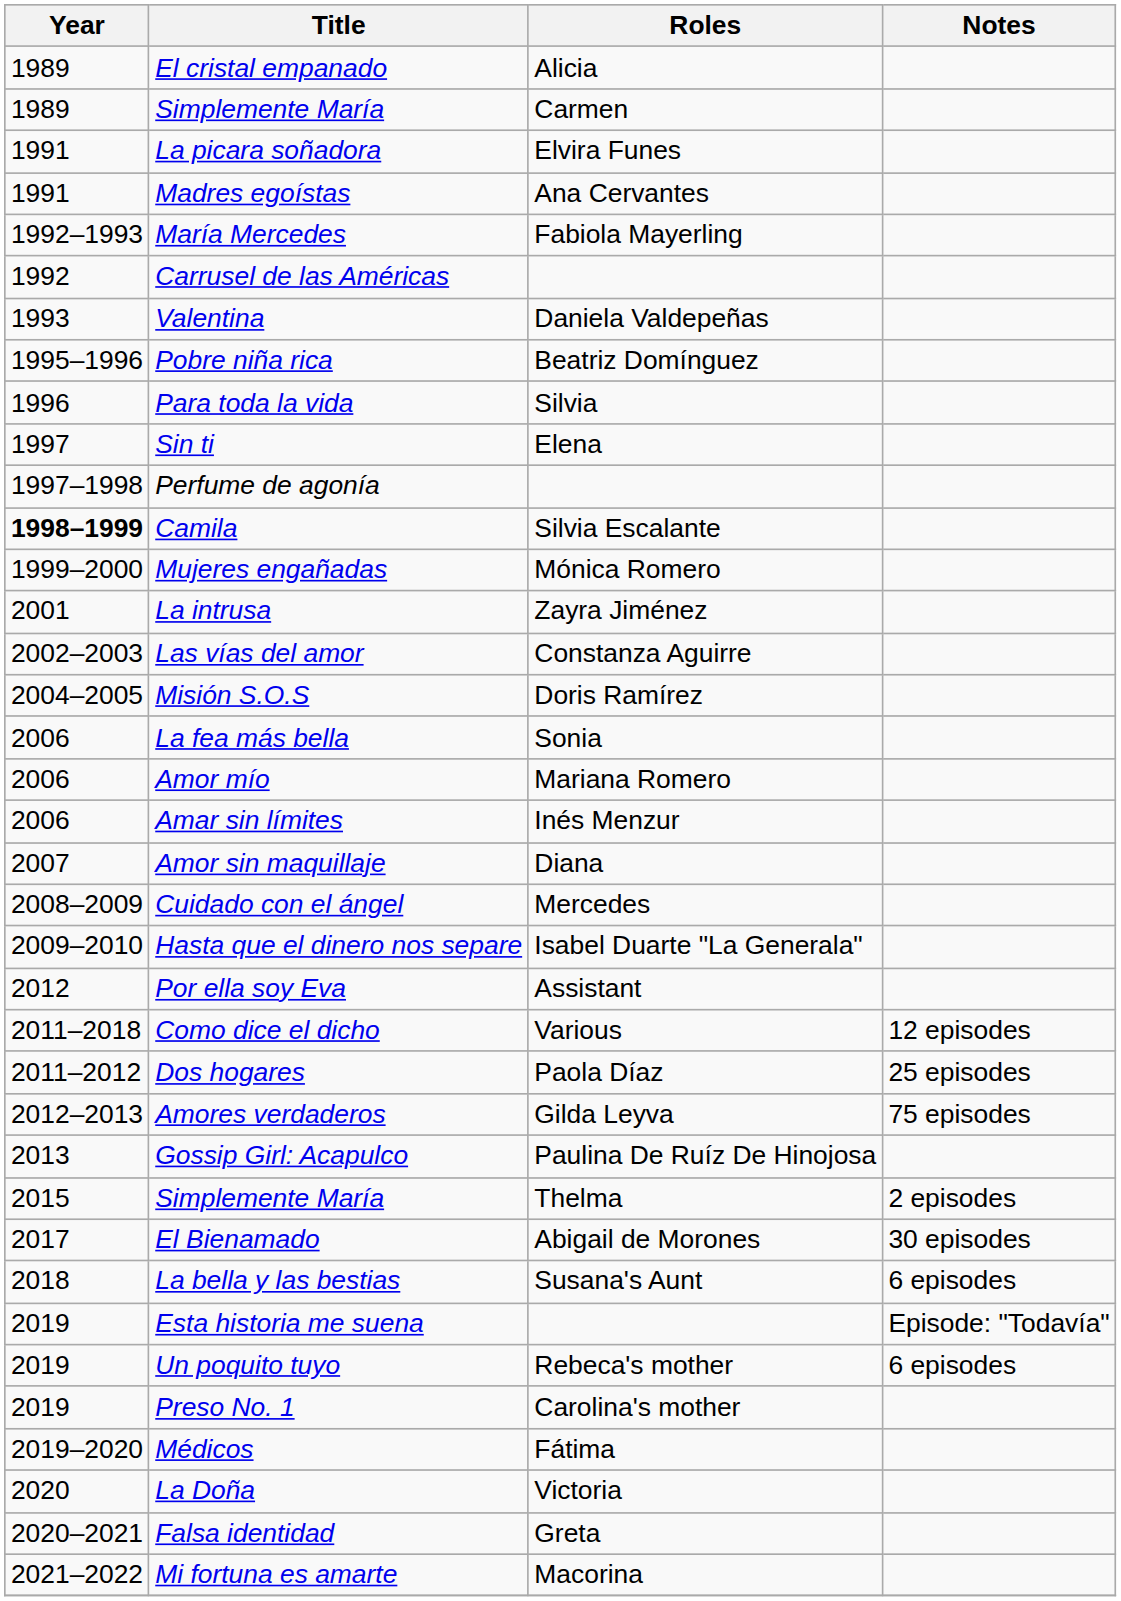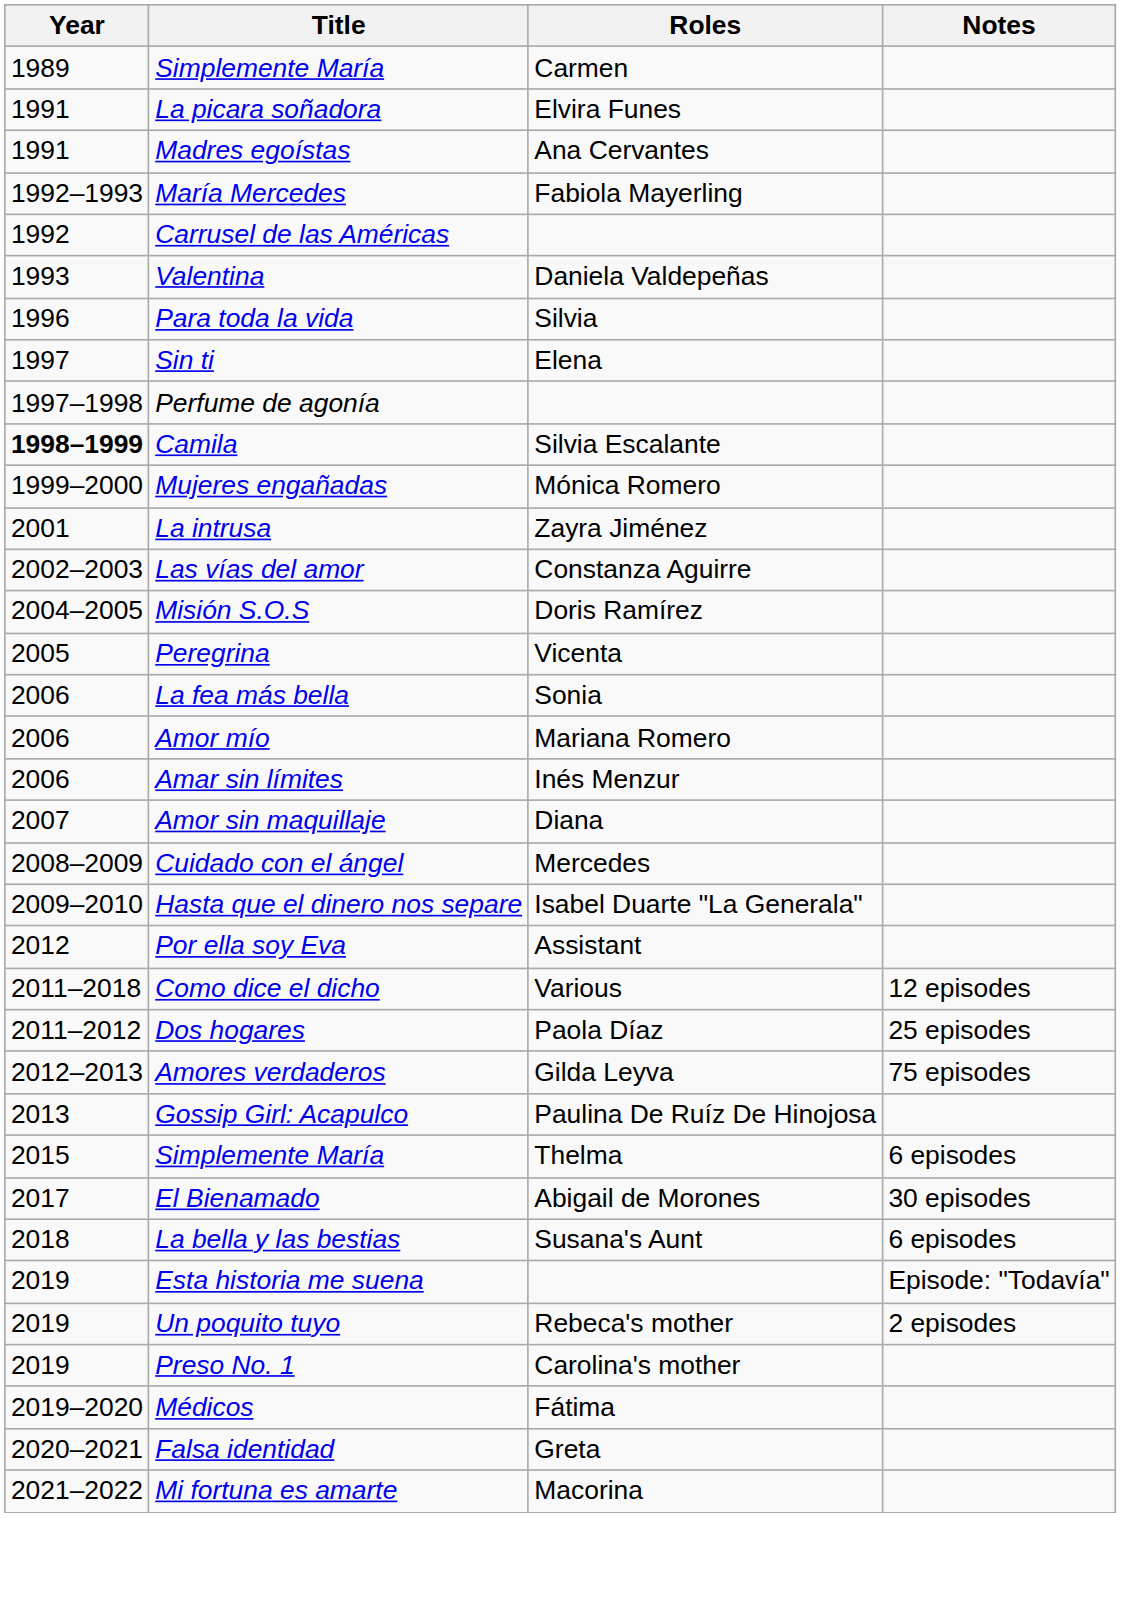- row: (271, 67)
- row: (244, 360)
+ row: (212, 653)
(952, 1197) 2 episodes -> (952, 1155) 6 episodes
(952, 1365) 6 episodes -> (952, 1323) 2 episodes
- row: (205, 1490)
